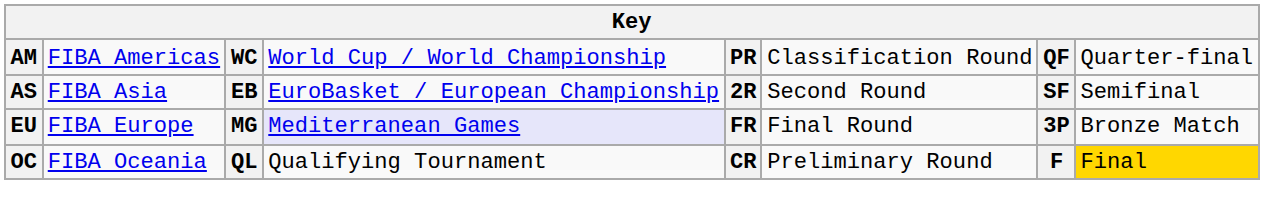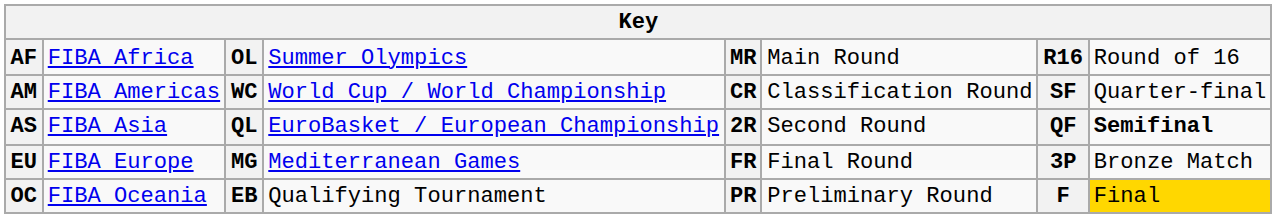+ row: (24, 57)
(743, 57) PR -> (743, 92) CR
(1057, 57) QF -> (1063, 92) SF
(244, 92) EB -> (244, 127) QL
(1057, 92) SF -> (1063, 127) QF
(1140, 92) normal -> (1154, 127) bold
(394, 127) lavender background -> (394, 162) no background
(244, 162) QL -> (244, 197) EB
(743, 162) CR -> (743, 197) PR
